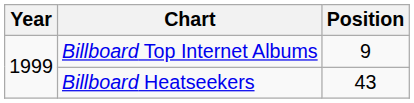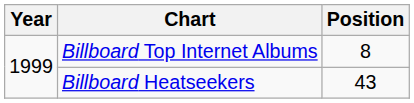(366, 51) 9 -> (366, 51) 8
